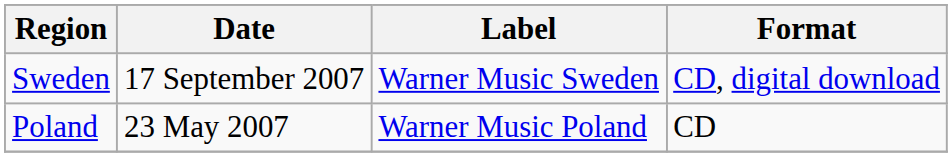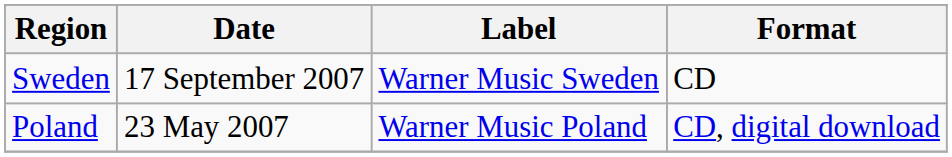(807, 77) CD, digital download -> (695, 77) CD
(695, 126) CD -> (807, 126) CD, digital download
